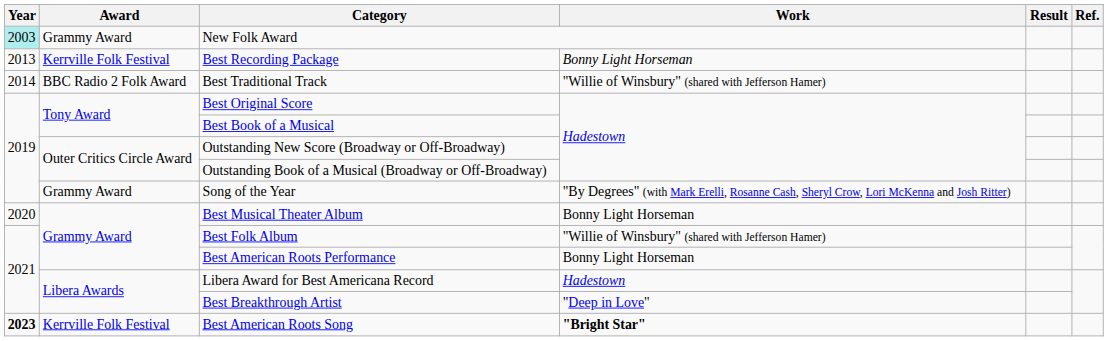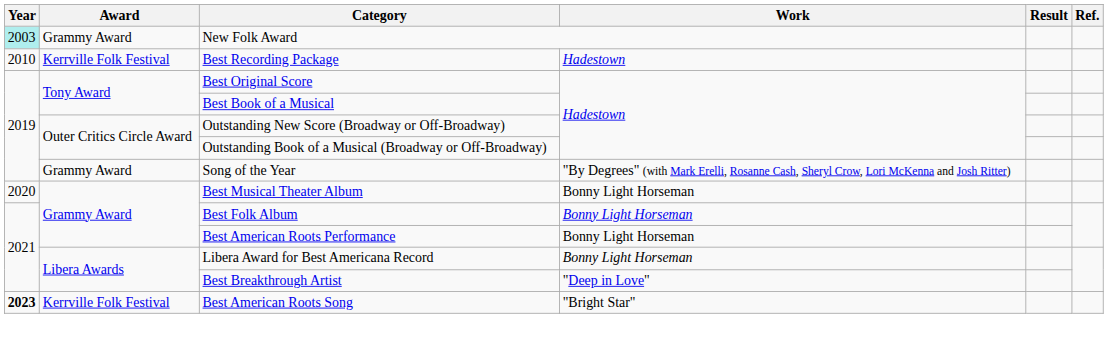(22, 59) 2013 -> (22, 59) 2010
(628, 59) Bonny Light Horseman -> (594, 59) Hadestown
- row: (265, 81)
(694, 236) "Willie of Winsbury" (shared with Jefferson Hamer) -> (628, 214) Bonny Light Horseman
(594, 280) Hadestown -> (628, 258) Bonny Light Horseman
(604, 324) bold -> (599, 302) normal
